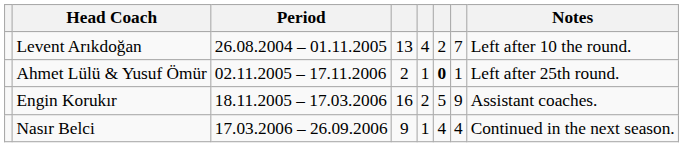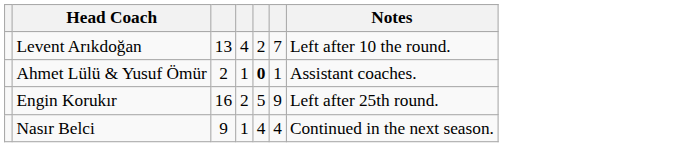- column: (301, 18)
(545, 73) Left after 25th round. -> (353, 73) Assistant coaches.
(534, 100) Assistant coaches. -> (364, 100) Left after 25th round.
